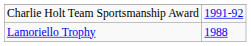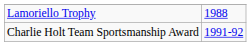rows swapped: (51, 32) <-> (103, 13)
